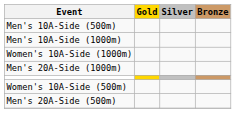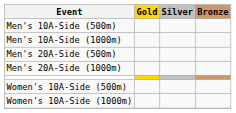rows swapped: (61, 101) <-> (69, 54)
